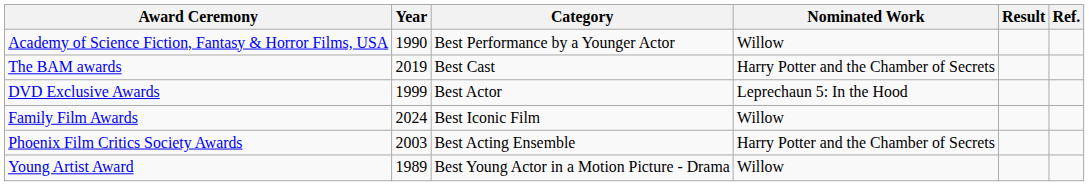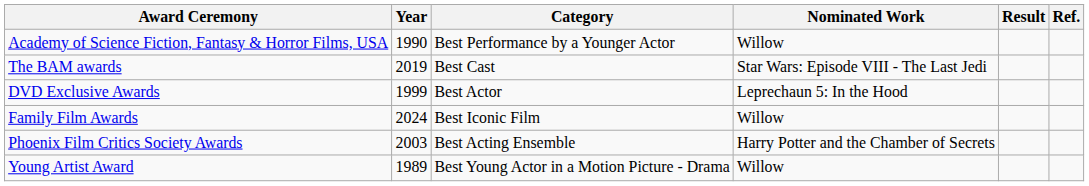(866, 67) Harry Potter and the Chamber of Secrets -> (862, 67) Star Wars: Episode VIII - The Last Jedi
